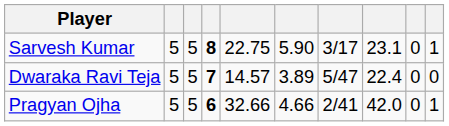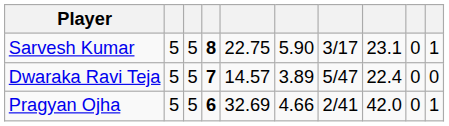(247, 105) 32.66 -> (247, 105) 32.69
